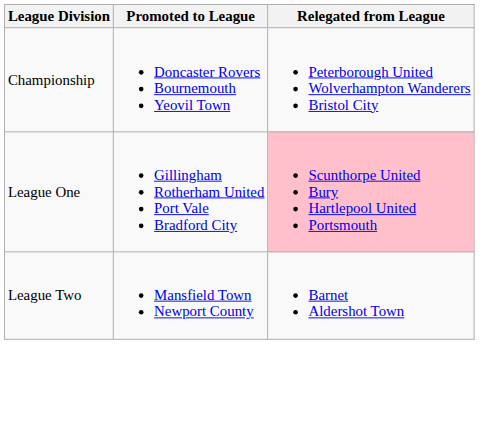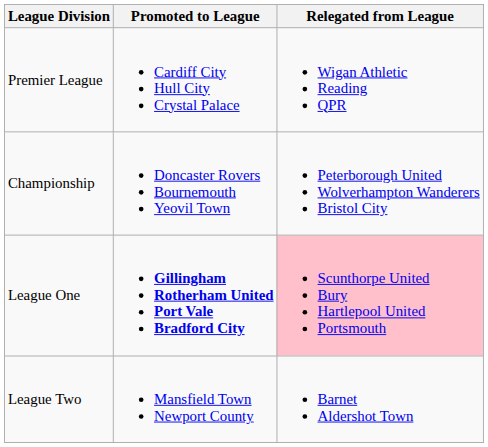+ row: (55, 79)
(191, 200) normal -> (195, 304) bold
